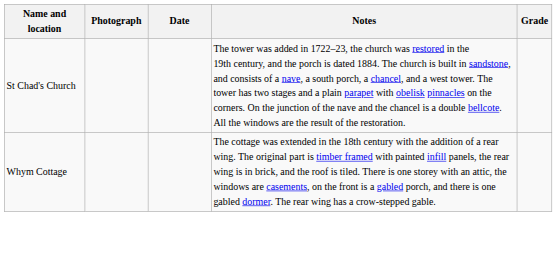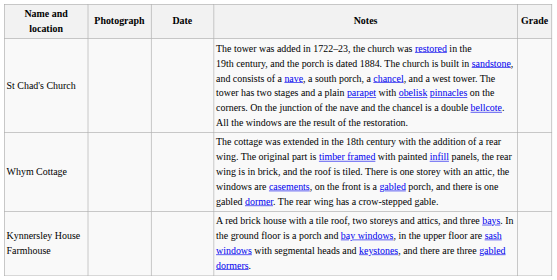+ row: (43, 243)
